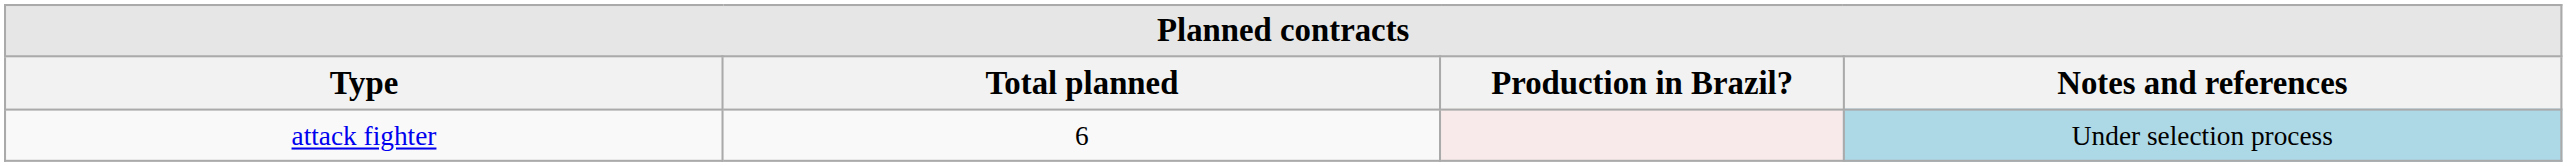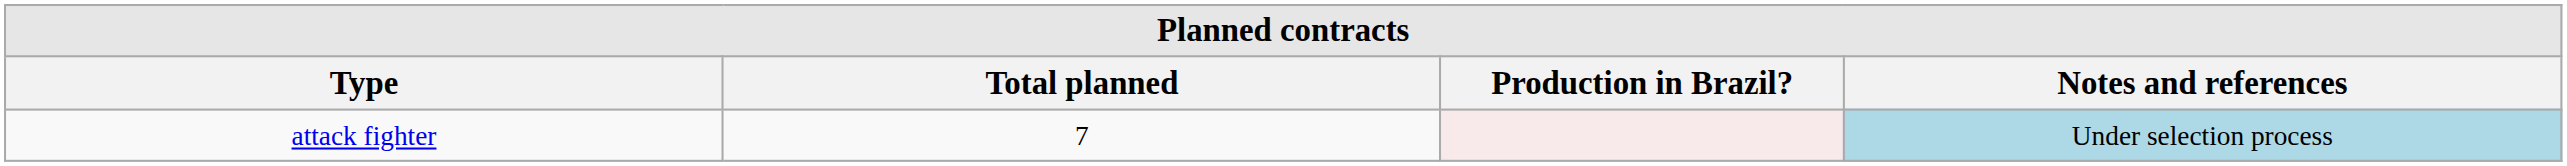(1082, 136) 6 -> (1082, 136) 7
